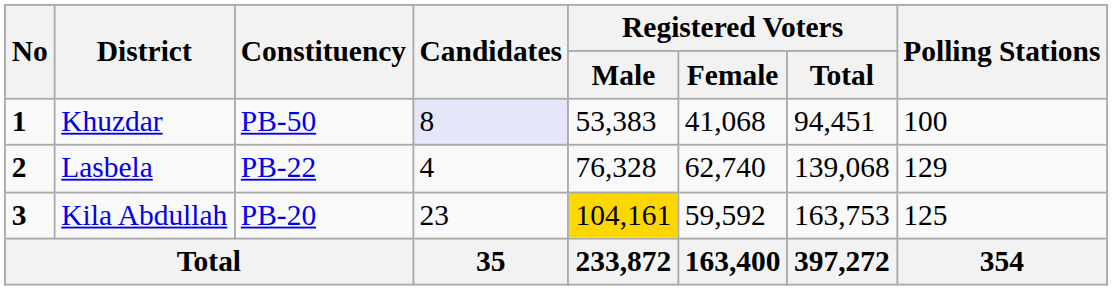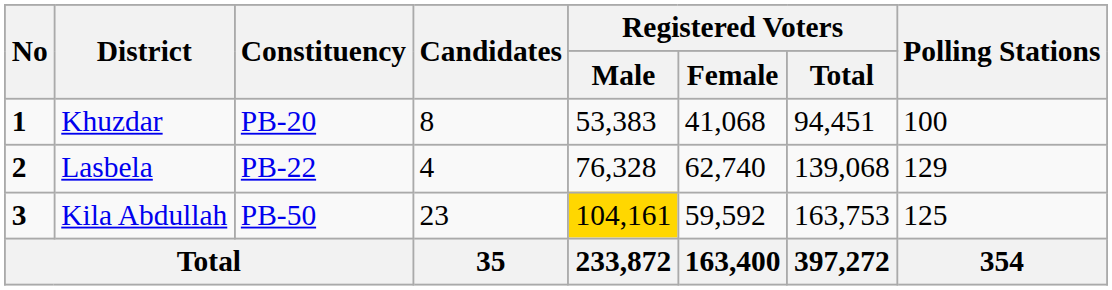(278, 121) PB-50 -> (278, 121) PB-20
(427, 121) lavender background -> (427, 121) no background
(278, 214) PB-20 -> (278, 214) PB-50
